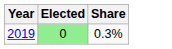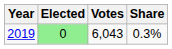+ column: (107, 14)
